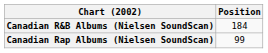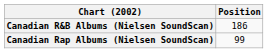(240, 26) 184 -> (240, 26) 186
